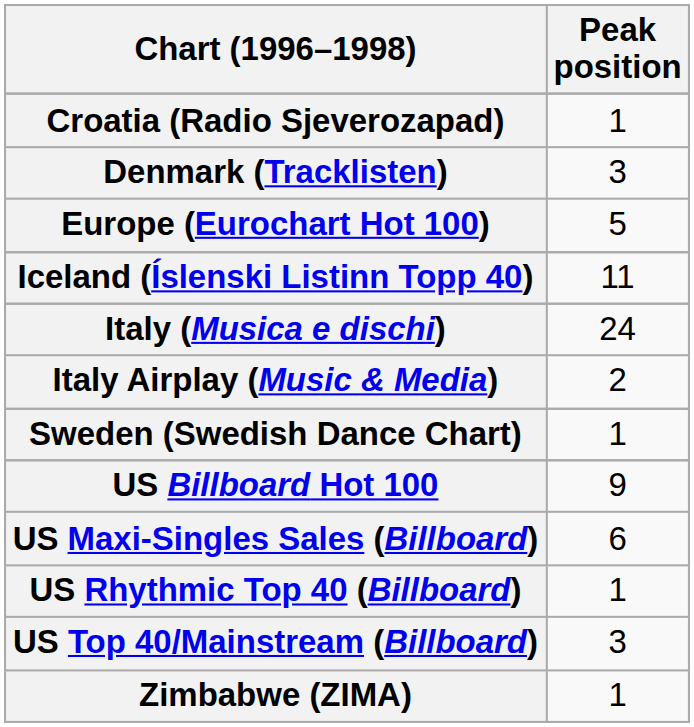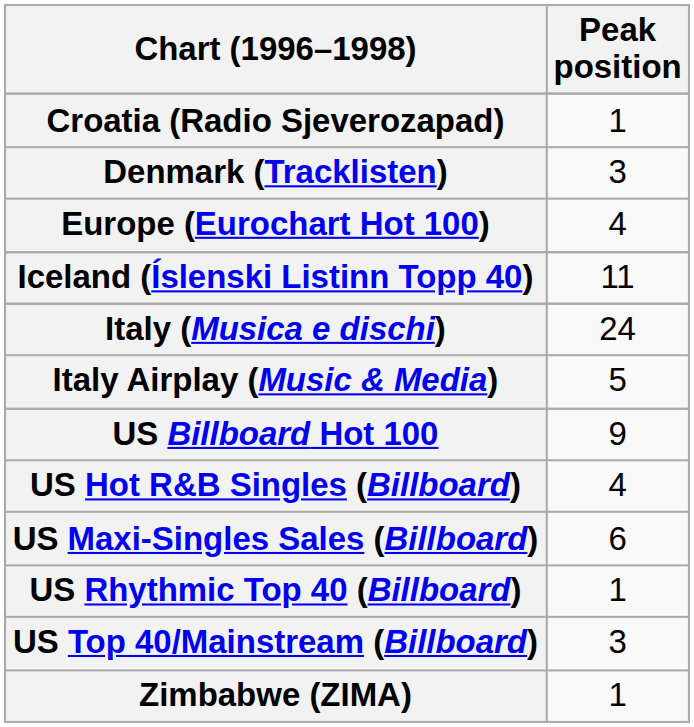(618, 224) 5 -> (618, 224) 4
(618, 381) 2 -> (618, 381) 5
- row: (275, 433)
+ row: (275, 485)
